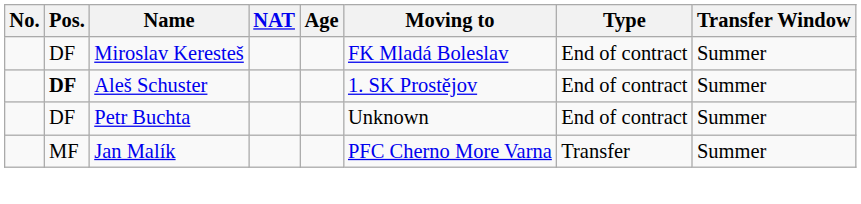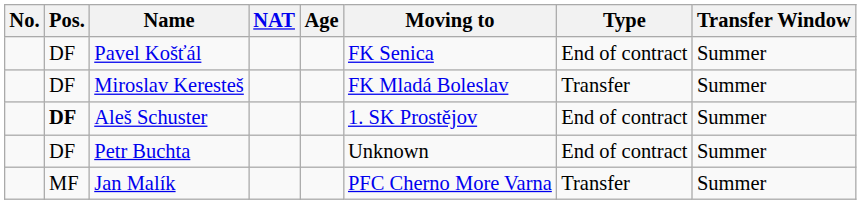+ row: (148, 53)
(624, 53) End of contract -> (596, 85) Transfer
